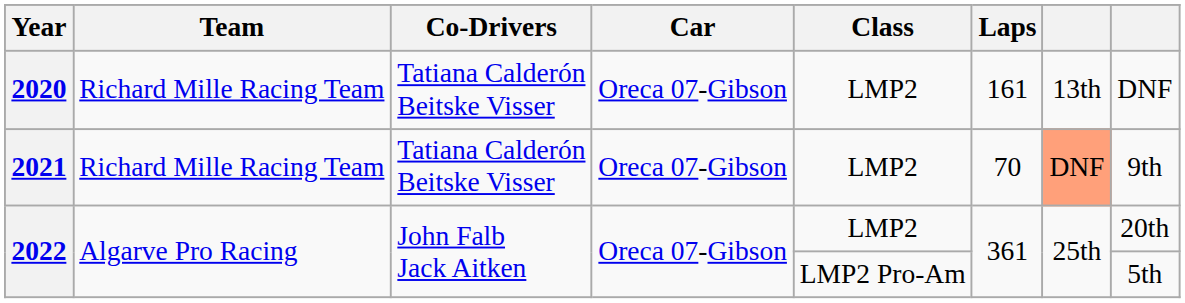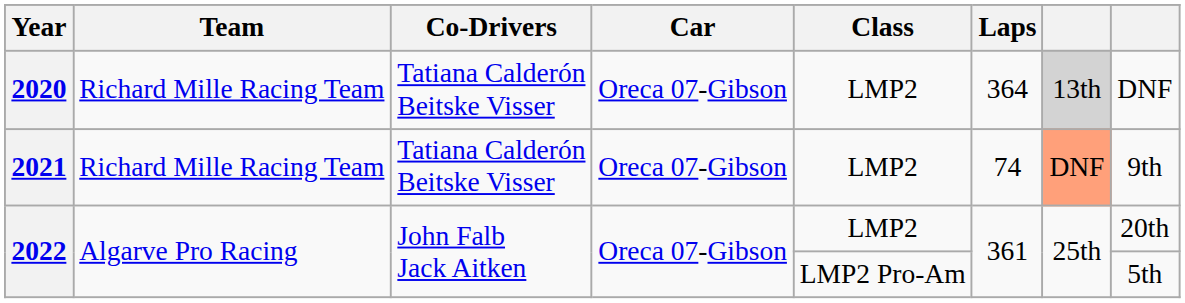(1007, 89) 161 -> (1007, 89) 364
(1077, 89) no background -> (1077, 89) lightgrey background
(1007, 167) 70 -> (1007, 167) 74
